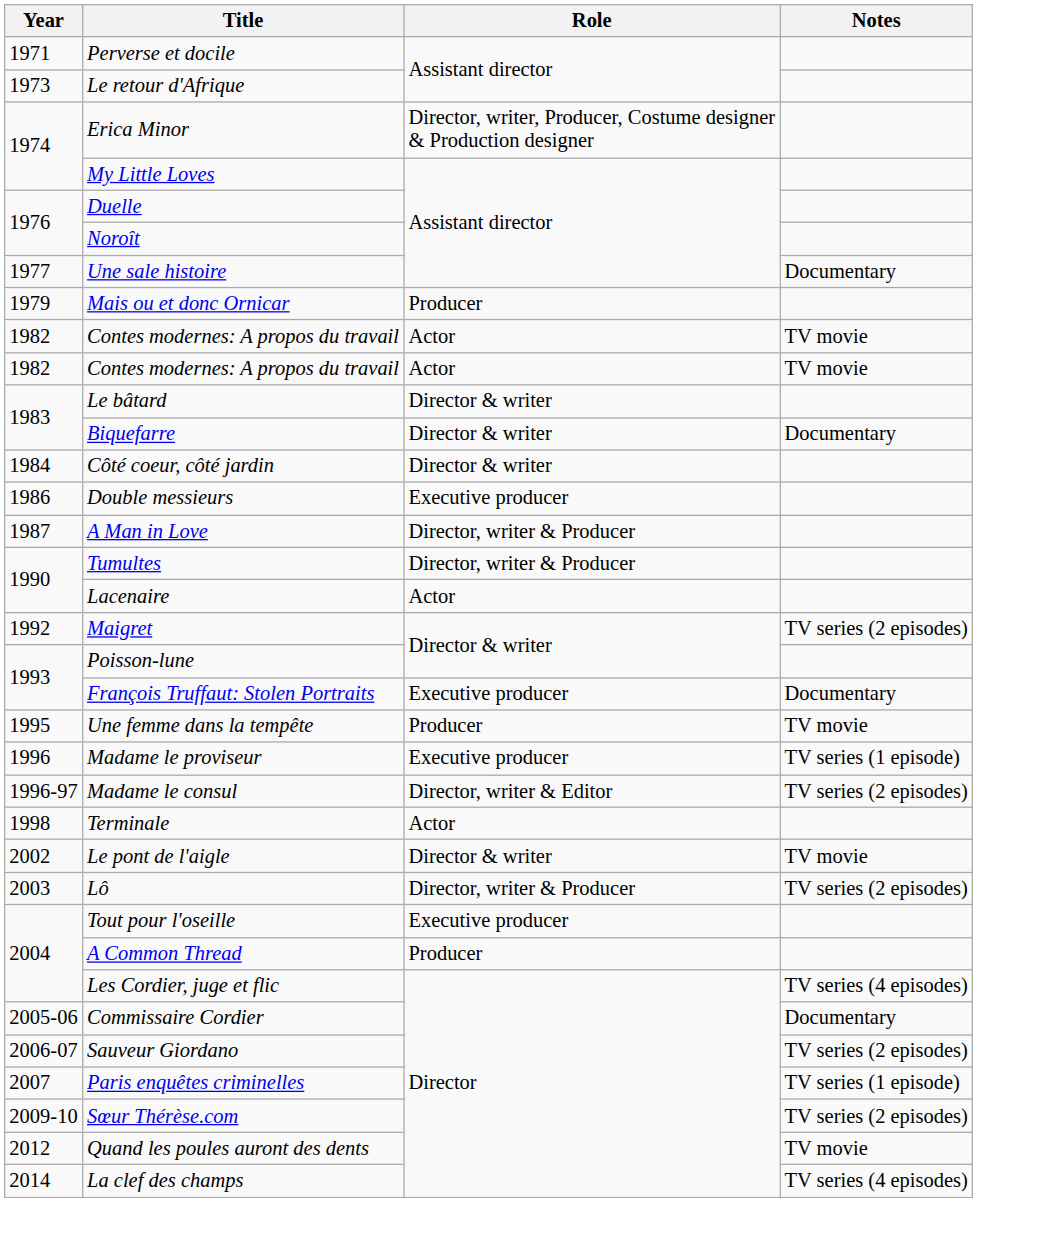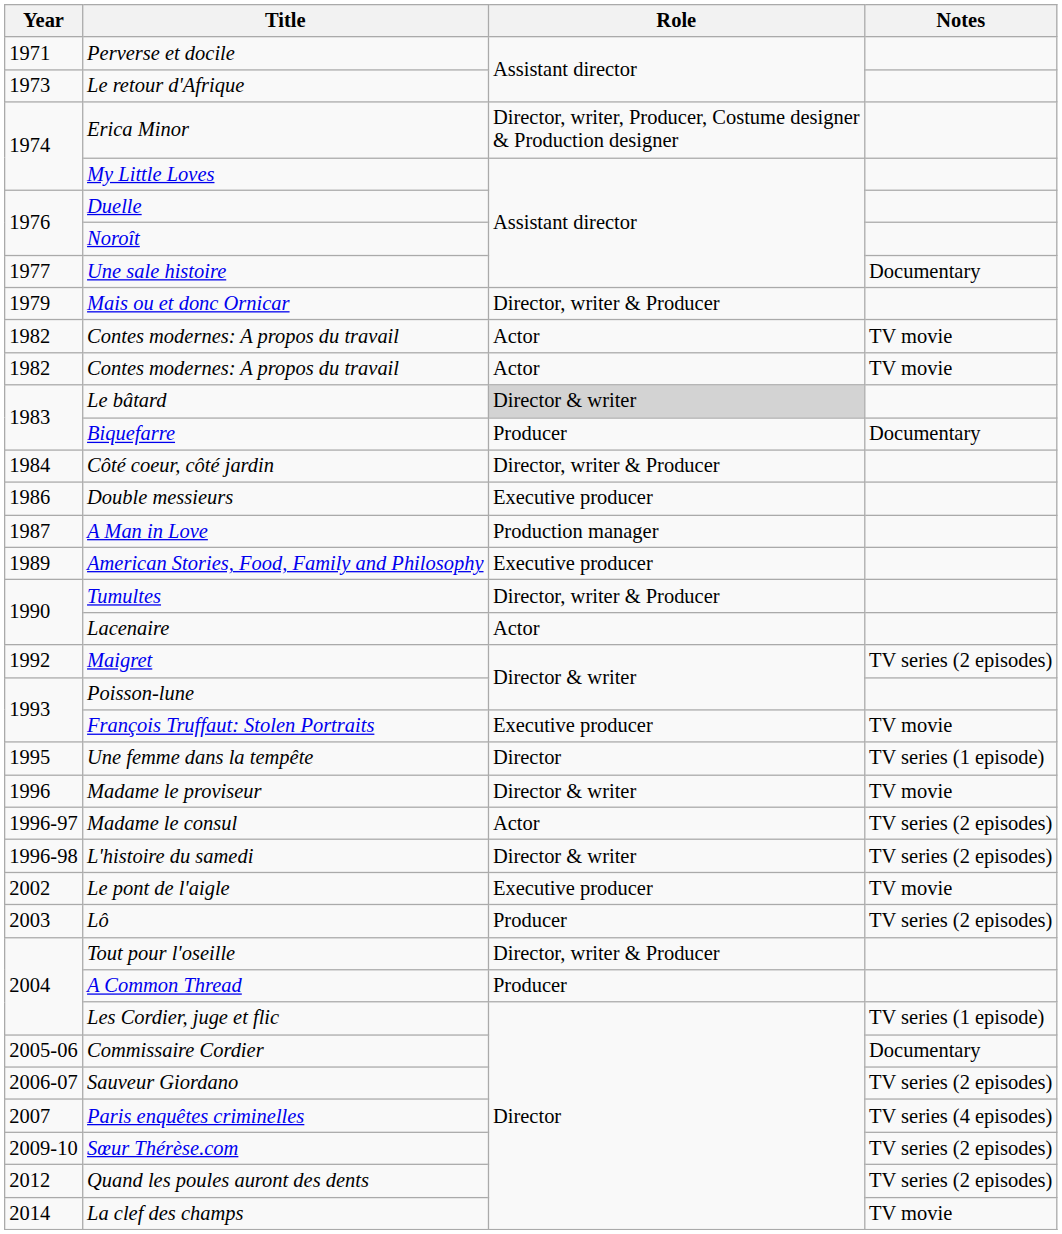(445, 303) Producer -> (606, 303) Director, writer & Producer
(480, 401) no background -> (565, 401) lightgrey background
(480, 433) Director & writer -> (530, 433) Producer
(480, 466) Director & writer -> (606, 466) Director, writer & Producer
(522, 530) Director, writer & Producer -> (576, 530) Production manager
+ row: (30, 563)
(840, 693) Documentary -> (911, 725) TV movie
(445, 725) Producer -> (527, 758) Director
(826, 725) TV movie -> (957, 758) TV series (1 episode)
(488, 758) Executive producer -> (565, 790) Director & writer
(872, 758) TV series (1 episode) -> (911, 790) TV movie
(510, 790) Director, writer & Editor -> (516, 823) Actor
+ row: (43, 855)
- row: (30, 823)
(480, 855) Director & writer -> (573, 888) Executive producer
(522, 888) Director, writer & Producer -> (530, 920) Producer
(488, 920) Executive producer -> (606, 953) Director, writer & Producer
(876, 985) TV series (4 episodes) -> (957, 1018) TV series (1 episode)
(872, 1083) TV series (1 episode) -> (961, 1115) TV series (4 episodes)
(826, 1148) TV movie -> (961, 1180) TV series (2 episodes)
(876, 1180) TV series (4 episodes) -> (911, 1213) TV movie
